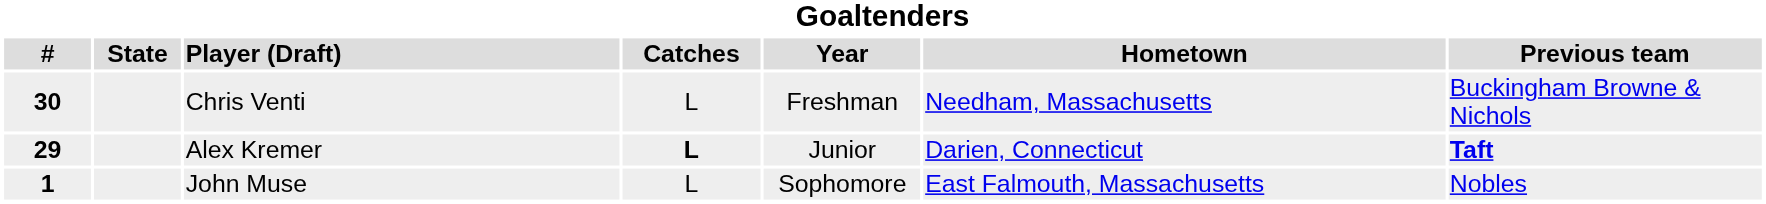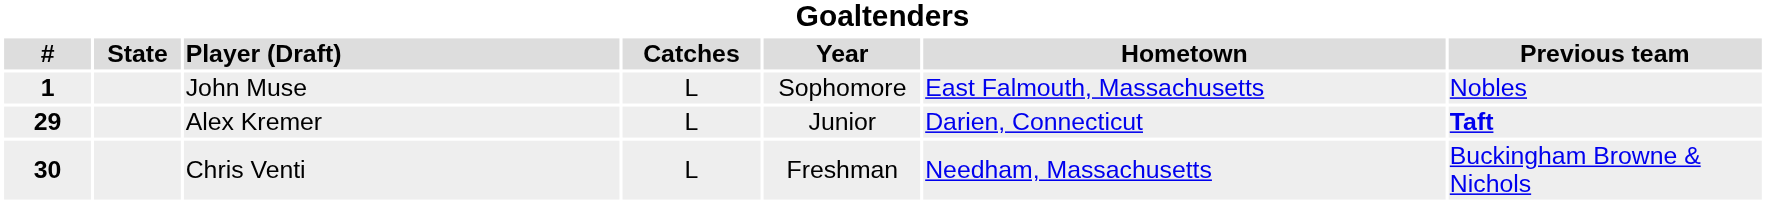rows swapped: (246, 183) <-> (246, 101)
(691, 149) bold -> (691, 121) normal
